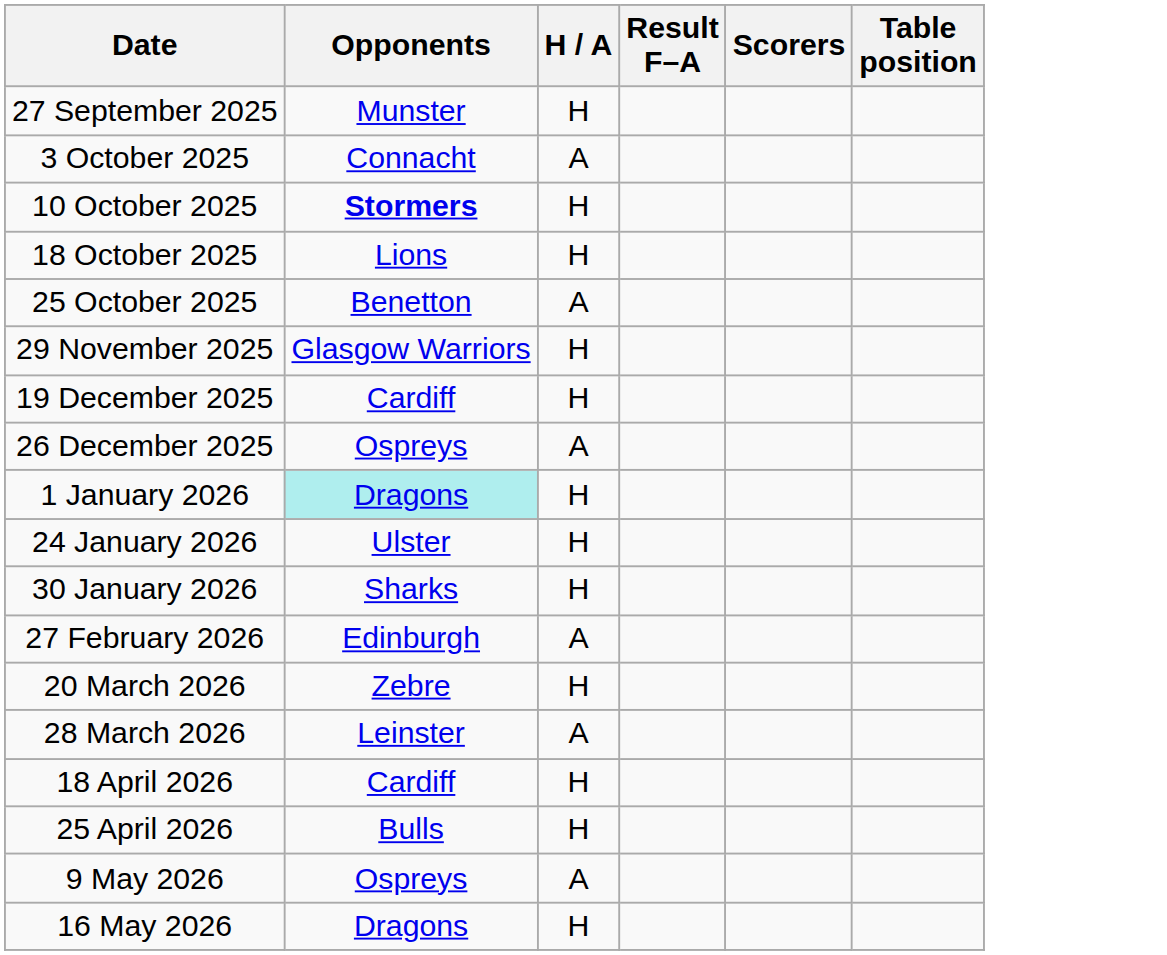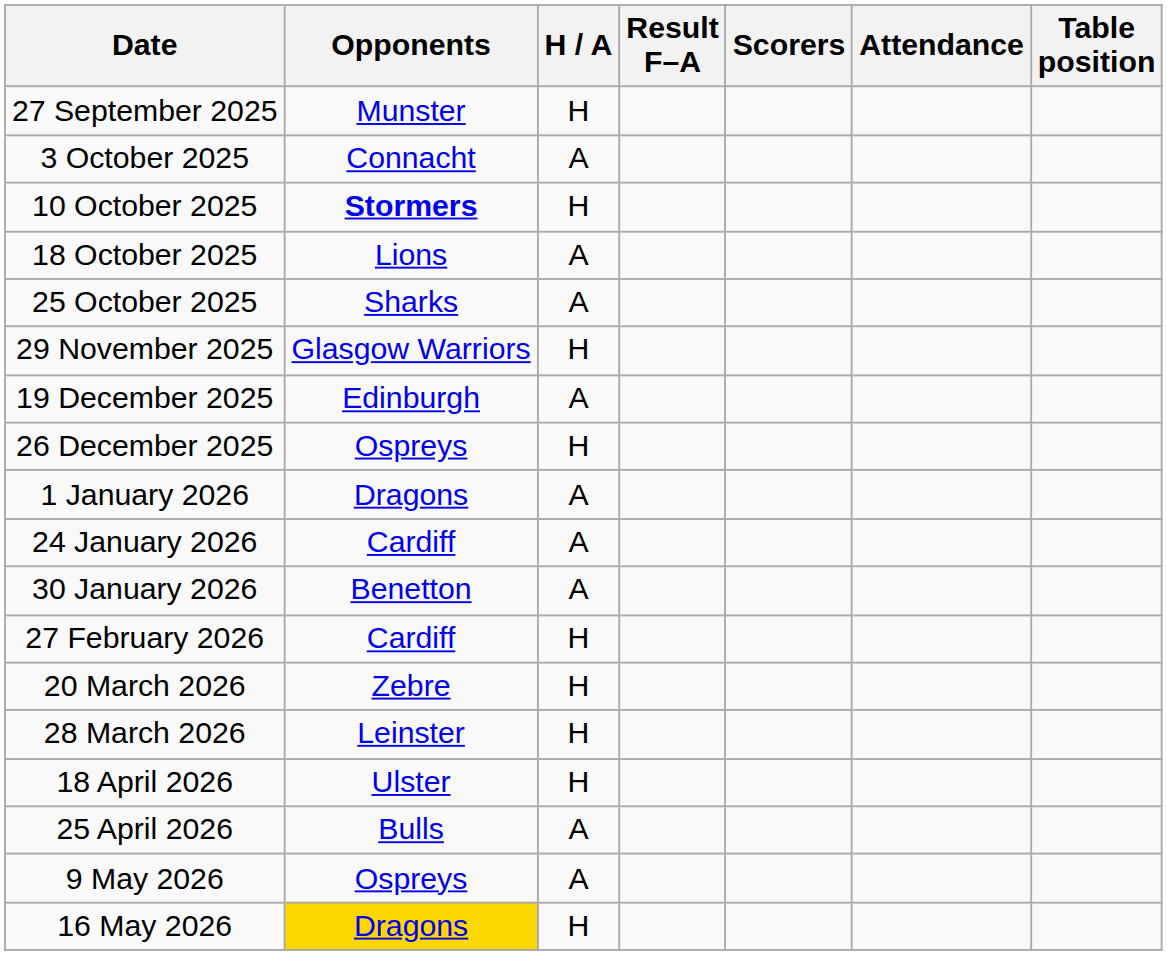+ column: (942, 45)
(578, 254) H -> (578, 254) A
(411, 302) Benetton -> (411, 302) Sharks
(411, 398) Cardiff -> (411, 398) Edinburgh
(578, 398) H -> (578, 398) A
(578, 446) A -> (578, 446) H
(411, 494) paleturquoise background -> (411, 494) no background
(578, 494) H -> (578, 494) A
(411, 542) Ulster -> (411, 542) Cardiff
(578, 542) H -> (578, 542) A
(411, 590) Sharks -> (411, 590) Benetton
(578, 590) H -> (578, 590) A
(411, 638) Edinburgh -> (411, 638) Cardiff
(578, 638) A -> (578, 638) H
(578, 733) A -> (578, 733) H
(411, 781) Cardiff -> (411, 781) Ulster
(578, 829) H -> (578, 829) A
(411, 925) no background -> (411, 925) gold background
